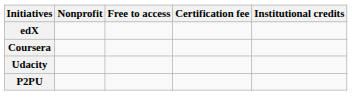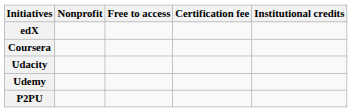+ row: (30, 81)
